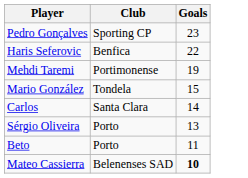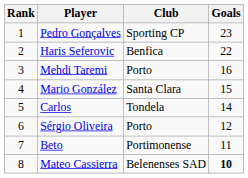+ column: (21, 13)
(126, 70) Portimonense -> (139, 70) Porto
(193, 70) 19 -> (226, 70) 16
(112, 88) Tondela -> (154, 88) Santa Clara
(121, 107) Santa Clara -> (145, 107) Tondela
(193, 126) 13 -> (226, 126) 12
(106, 145) Porto -> (159, 145) Portimonense
